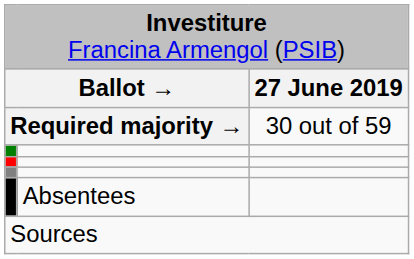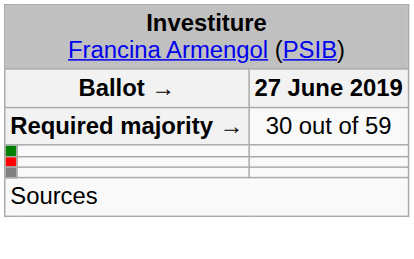- row: (11, 197)
